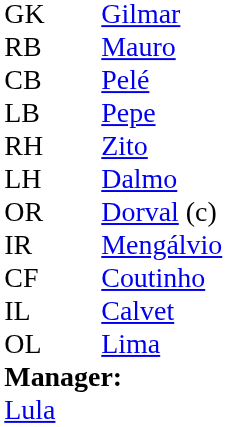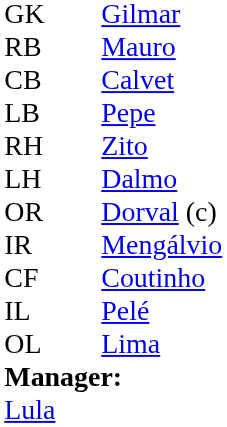(125, 79) Pelé -> (138, 79) Calvet
(138, 310) Calvet -> (125, 310) Pelé
